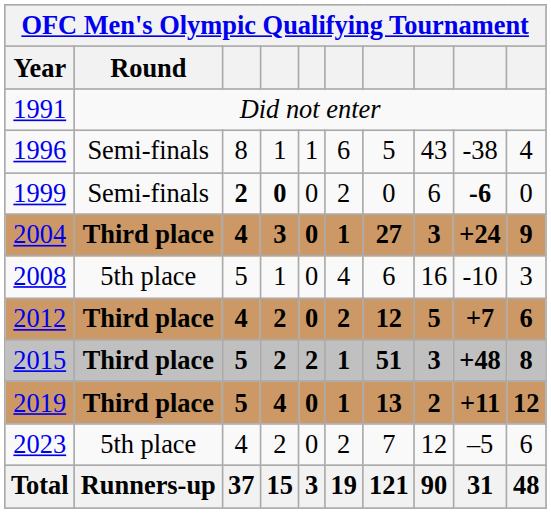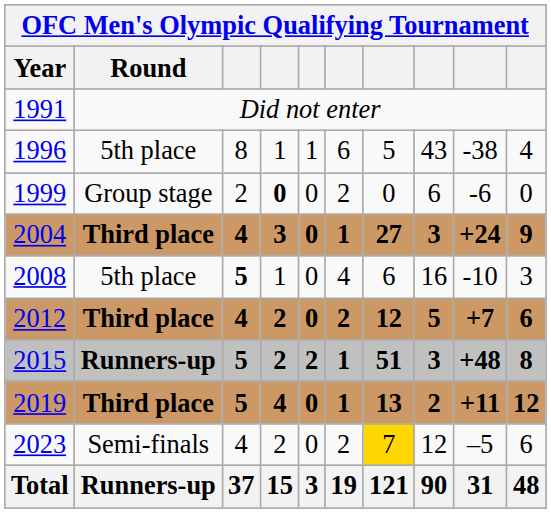(148, 151) Semi-finals -> (148, 151) 5th place
(148, 192) Semi-finals -> (148, 192) Group stage
(241, 192) bold -> (241, 192) normal
(480, 192) bold -> (480, 192) normal
(241, 276) normal -> (241, 276) bold
(148, 360) Third place -> (148, 360) Runners-up
(148, 444) 5th place -> (148, 444) Semi-finals
(389, 444) no background -> (389, 444) gold background
